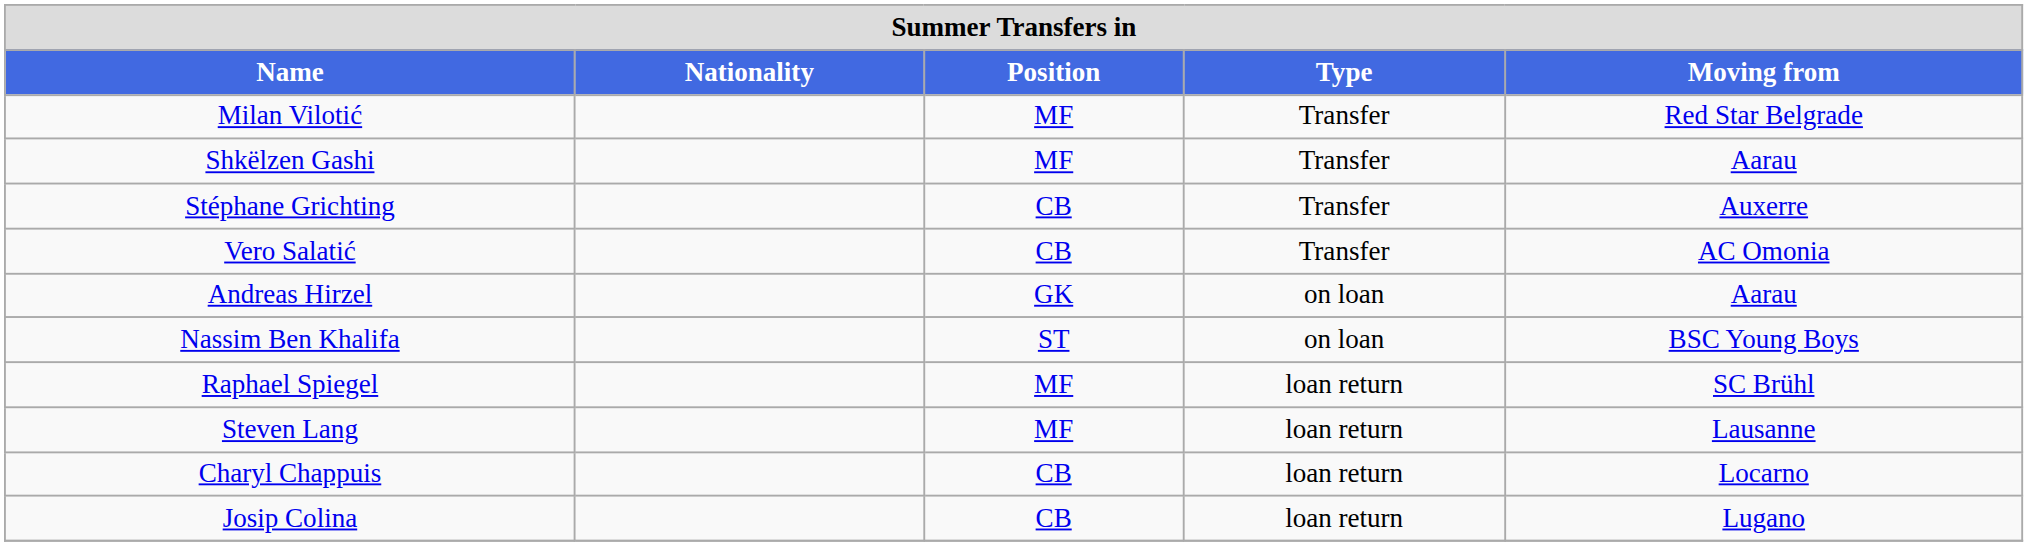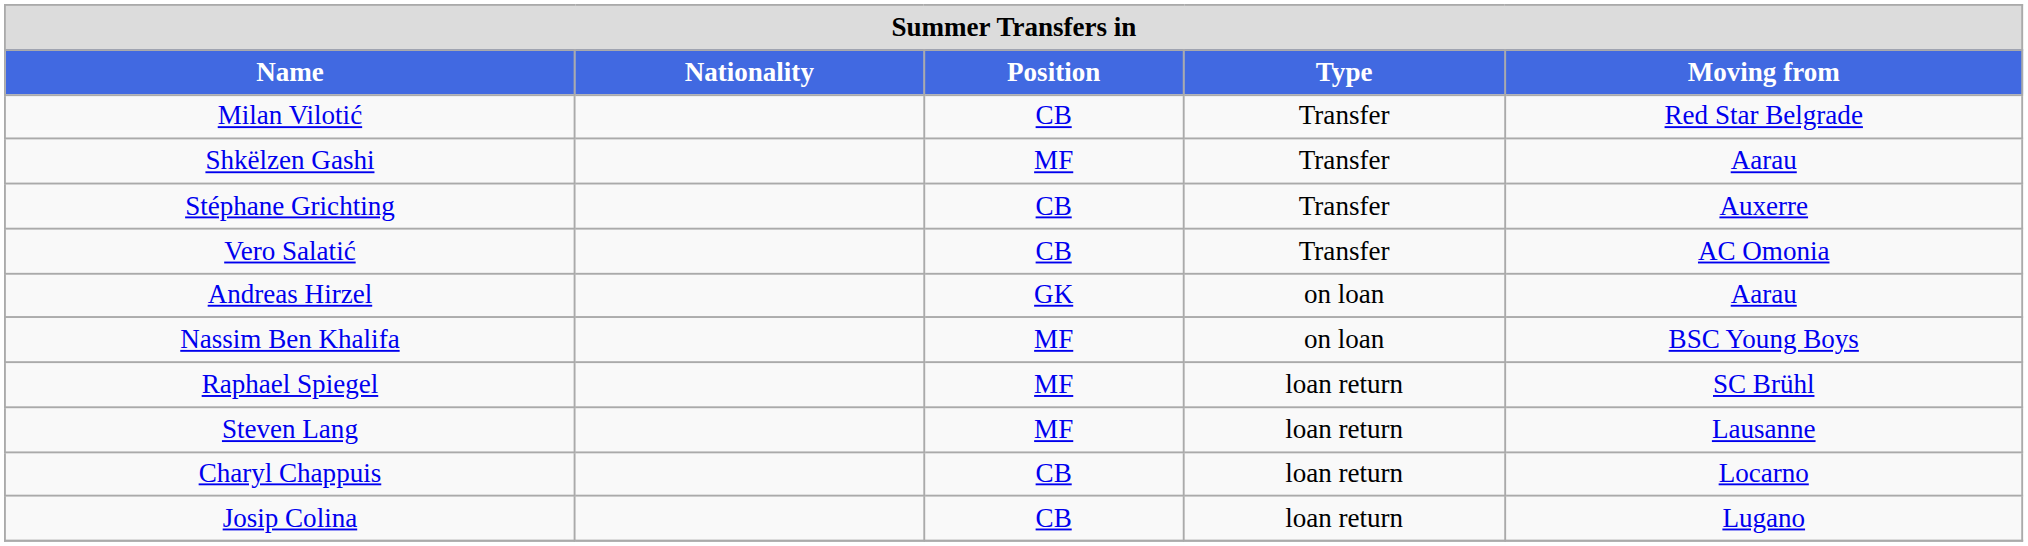(1054, 116) MF -> (1054, 116) CB
(1054, 339) ST -> (1054, 339) MF
